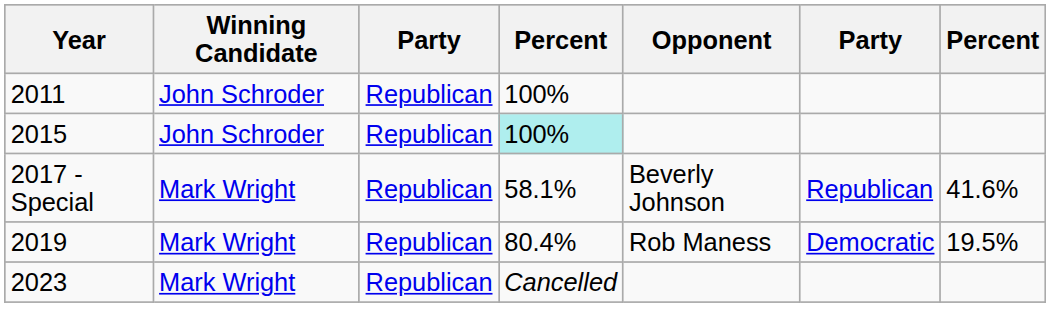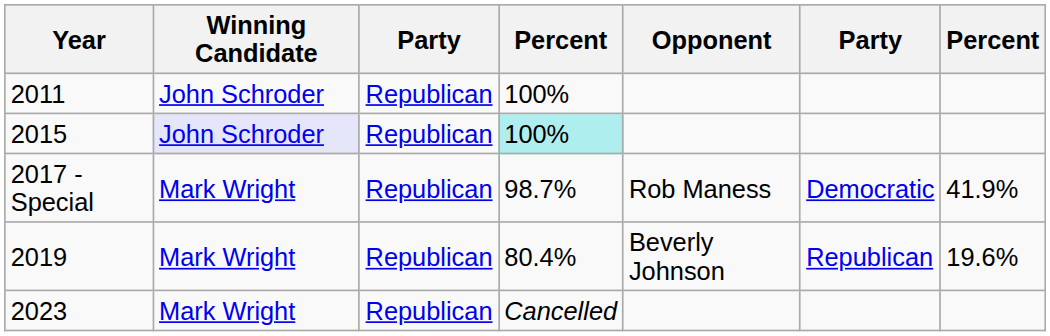(242, 134) no background -> (242, 134) lavender background
(540, 188) 58.1% -> (540, 188) 98.7%
(677, 188) Beverly Johnson -> (700, 188) Rob Maness
(870, 188) Republican -> (870, 188) Democratic
(982, 188) 41.6% -> (982, 188) 41.9%
(700, 242) Rob Maness -> (677, 257) Beverly Johnson
(870, 242) Democratic -> (870, 257) Republican
(982, 242) 19.5% -> (982, 257) 19.6%
